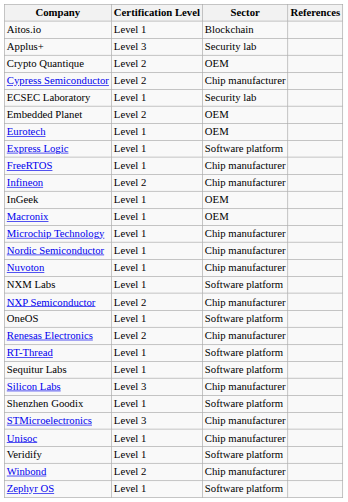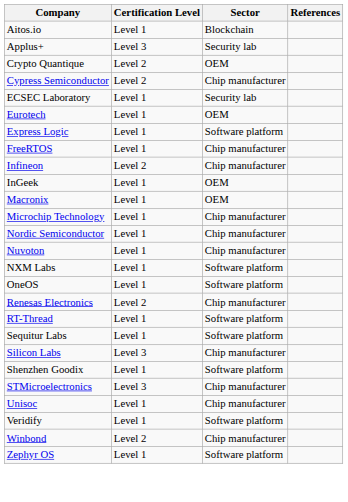- row: (44, 115)
- row: (51, 302)
